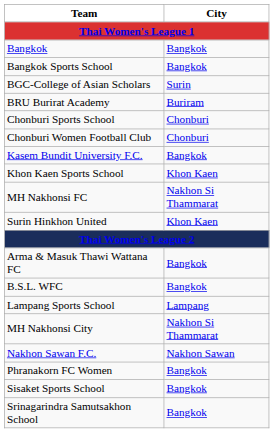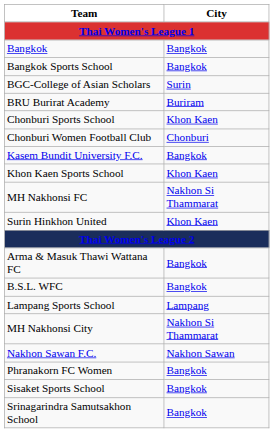(188, 119) Chonburi -> (192, 119) Khon Kaen
